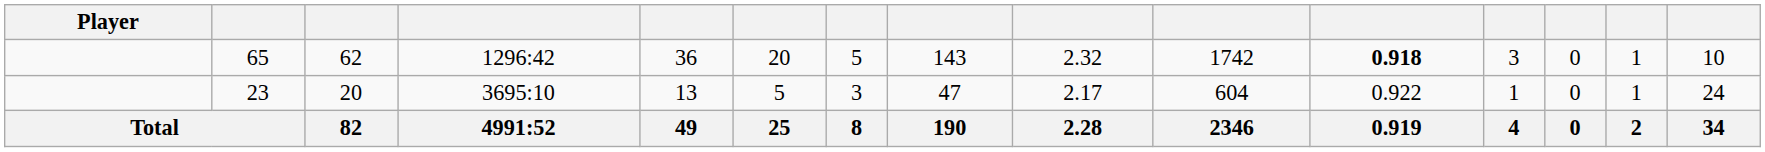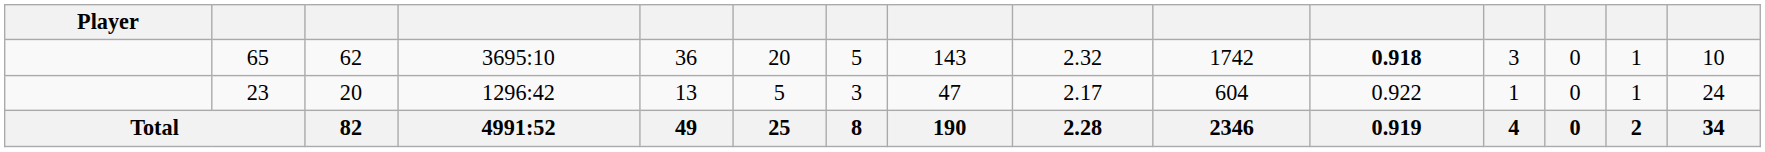(519, 57) 1296:42 -> (519, 57) 3695:10
(519, 92) 3695:10 -> (519, 92) 1296:42
